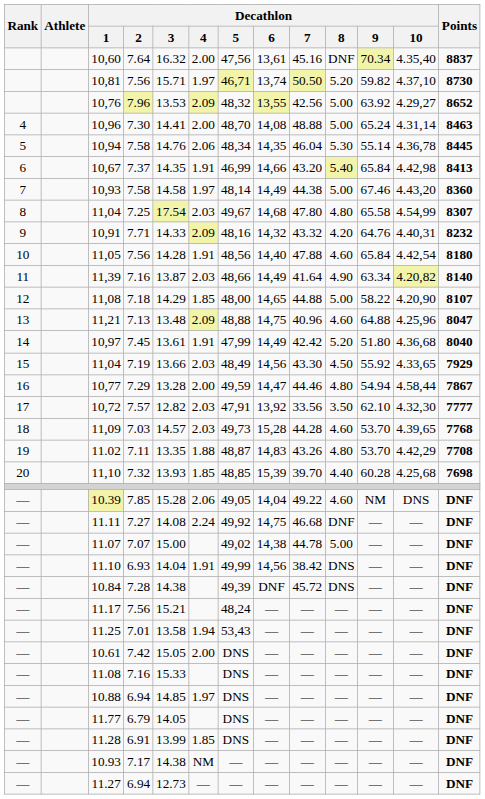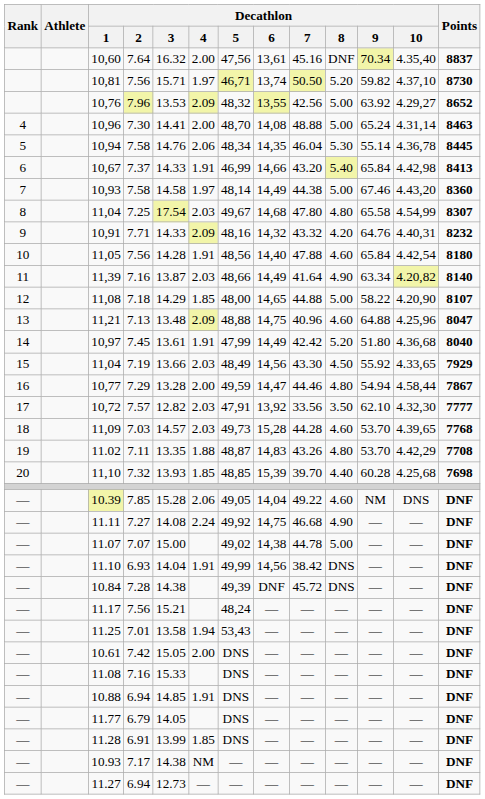(171, 167) 14.35 -> (171, 167) 14.33
(341, 521) DNF -> (341, 521) 4.90
(203, 695) 1.97 -> (203, 695) 1.91
